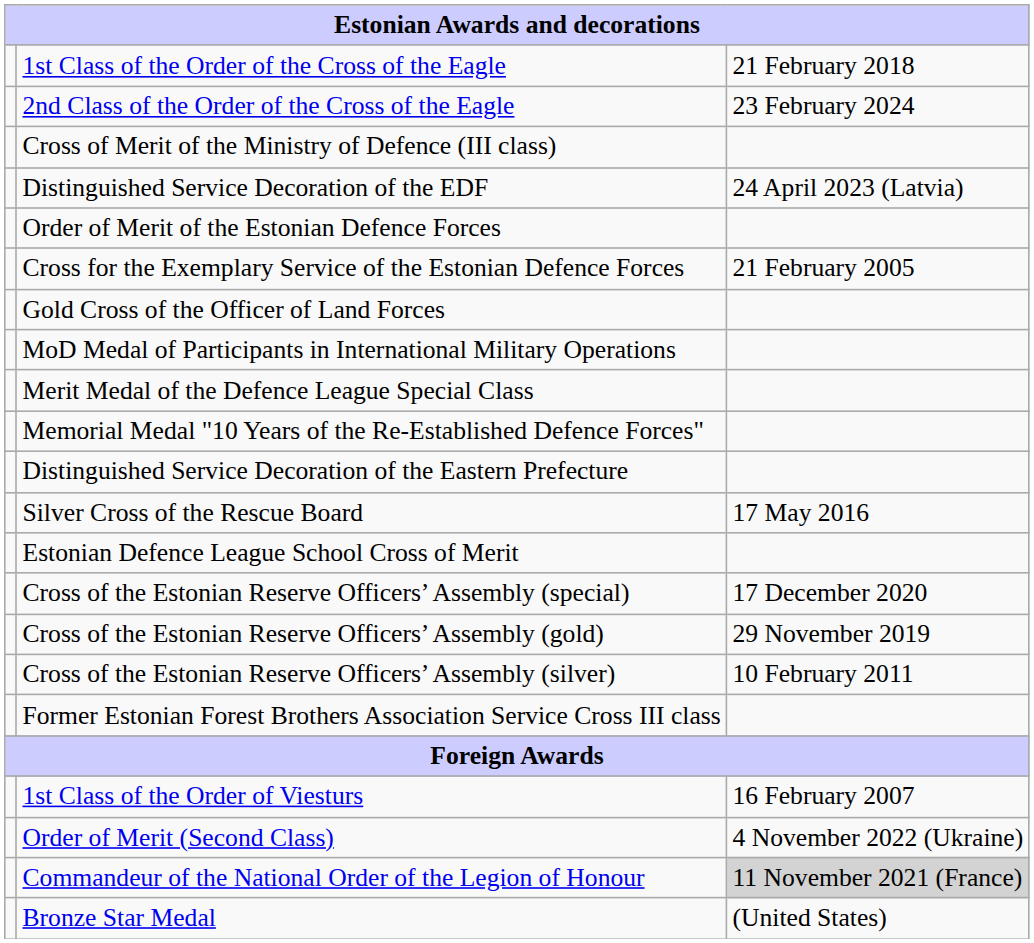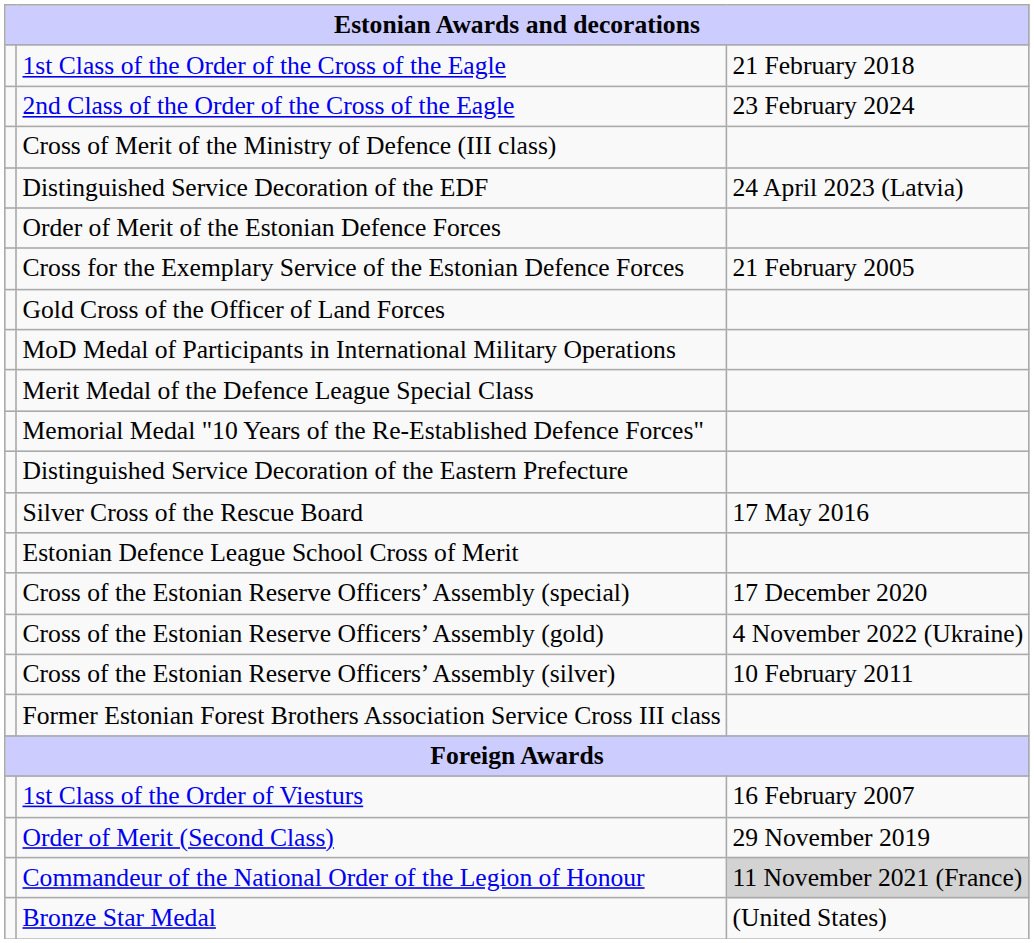(831, 633) 29 November 2019 -> (878, 633) 4 November 2022 (Ukraine)
(878, 836) 4 November 2022 (Ukraine) -> (831, 836) 29 November 2019
